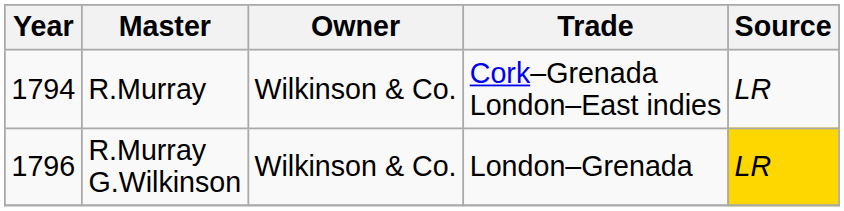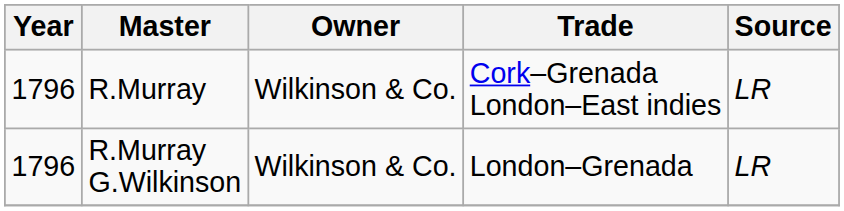(43, 88) 1794 -> (43, 88) 1796
(753, 166) gold background -> (753, 166) no background
